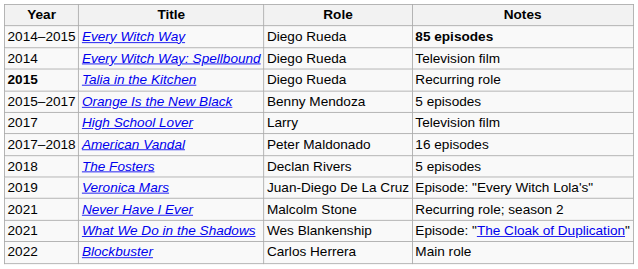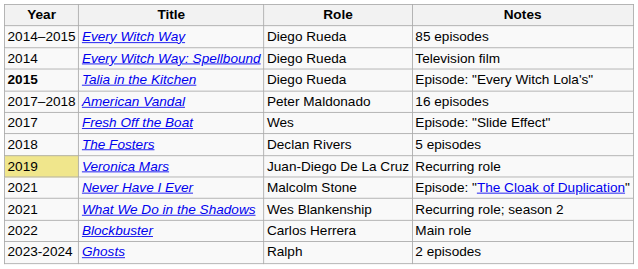(454, 36) bold -> (452, 36) normal
(458, 79) Recurring role -> (504, 79) Episode: "Every Witch Lola's"
- row: (157, 101)
- row: (137, 123)
+ row: (137, 123)
(23, 187) no background -> (23, 166) khaki background
(504, 187) Episode: "Every Witch Lola's" -> (458, 166) Recurring role
(489, 209) Recurring role; season 2 -> (523, 187) Episode: "The Cloak of Duplication"
(523, 230) Episode: "The Cloak of Duplication" -> (489, 209) Recurring role; season 2
+ row: (103, 252)
